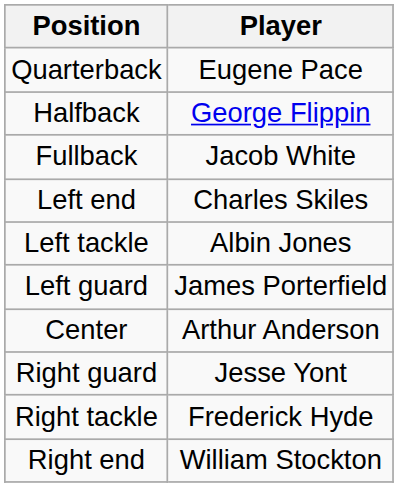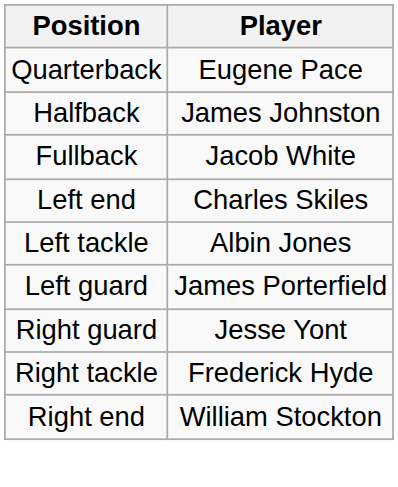- row: (281, 112)
+ row: (281, 112)
- row: (281, 329)
